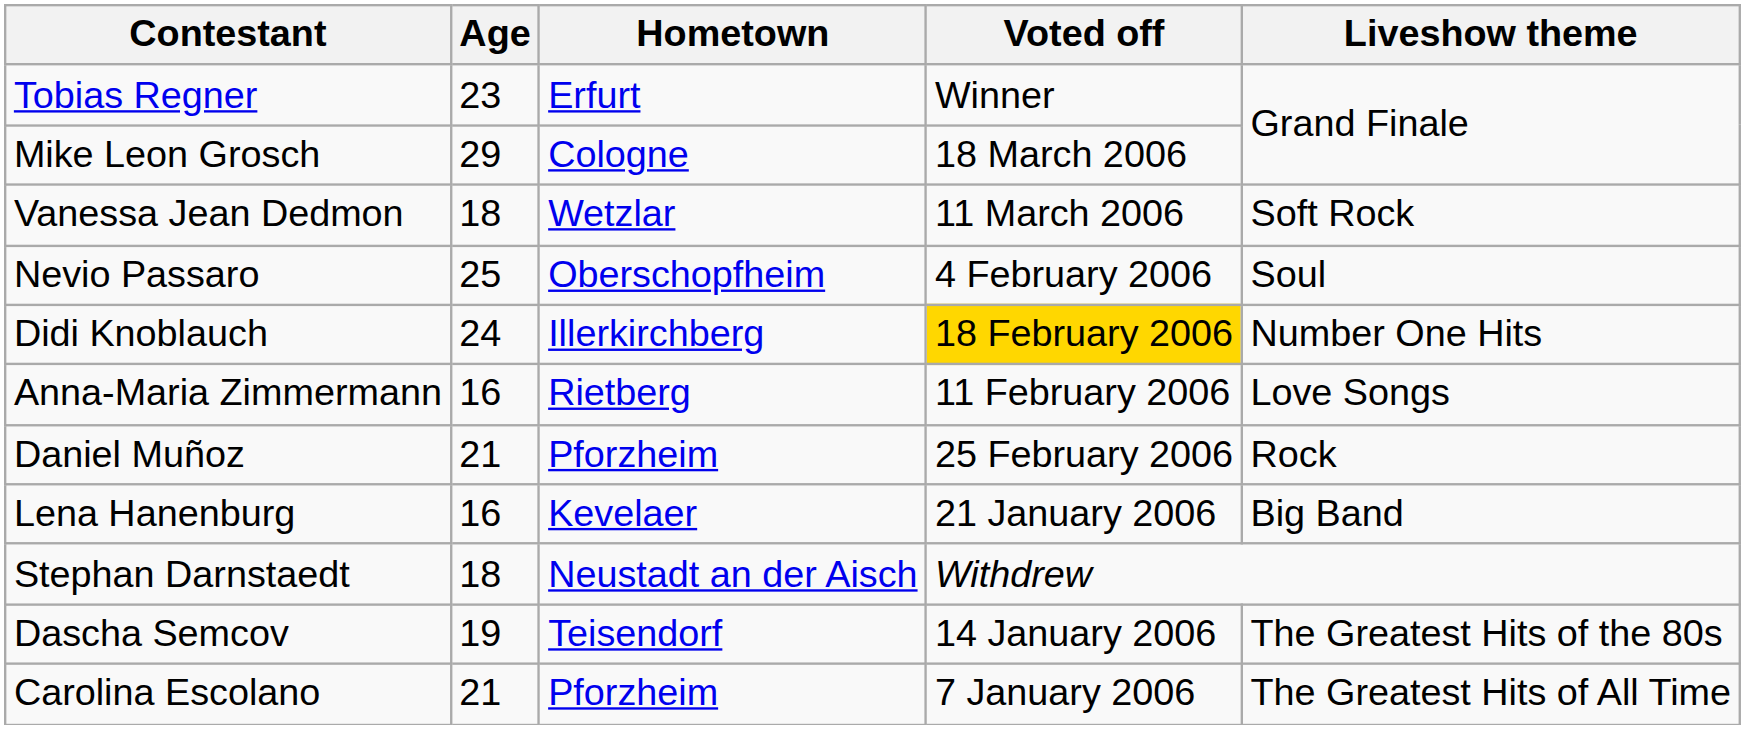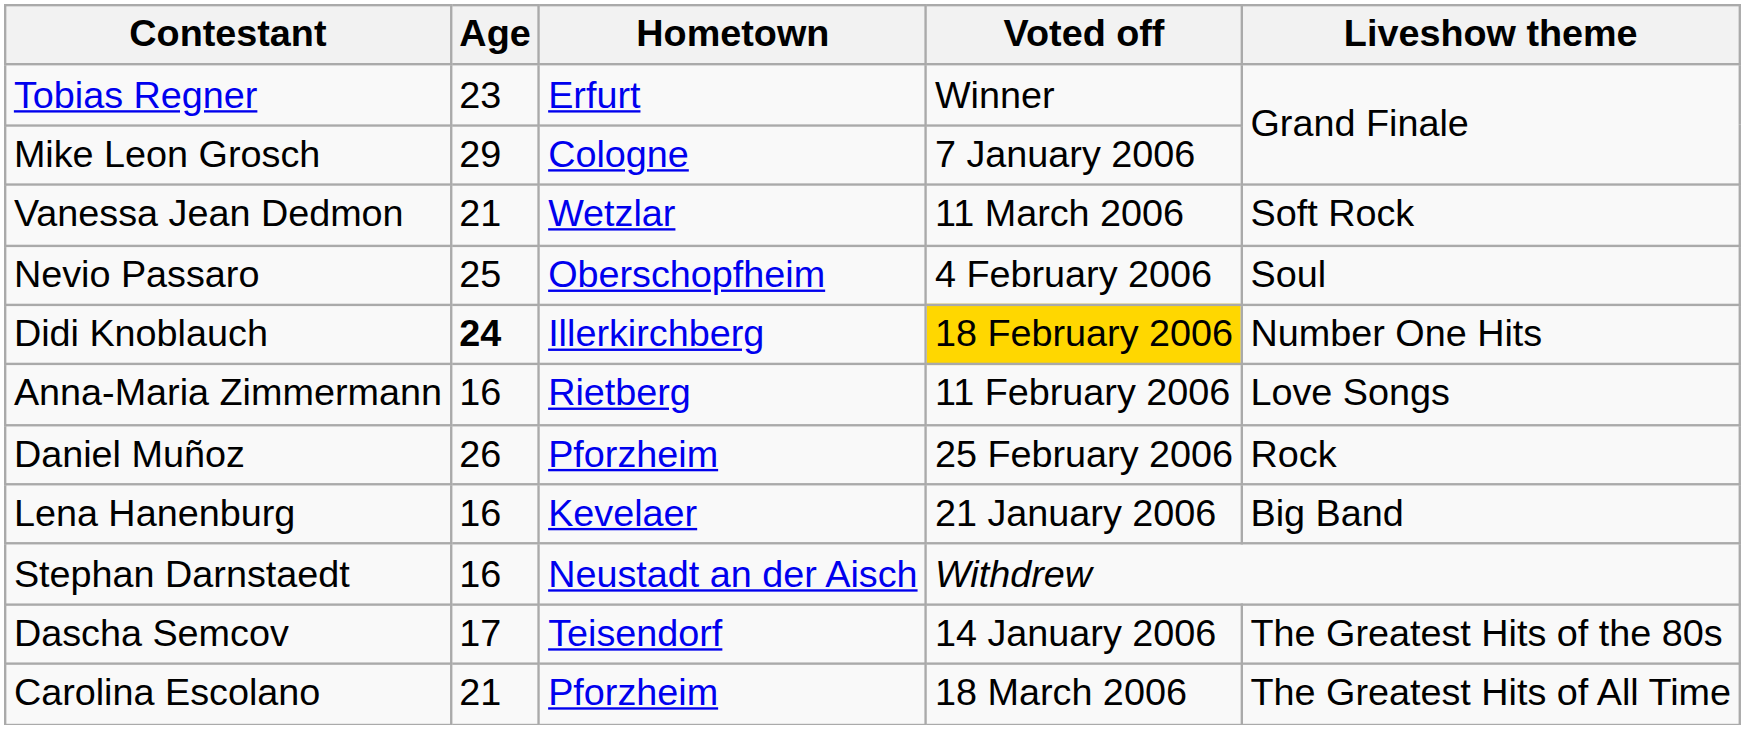(1061, 154) 18 March 2006 -> (1065, 154) 7 January 2006
(480, 214) 18 -> (480, 214) 21
(480, 333) normal -> (480, 333) bold
(480, 453) 21 -> (480, 453) 26
(480, 573) 18 -> (480, 573) 16
(480, 633) 19 -> (480, 633) 17
(1065, 693) 7 January 2006 -> (1061, 693) 18 March 2006
